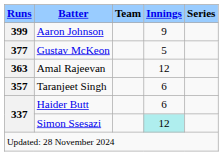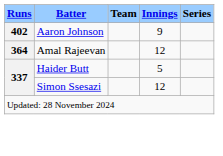(19, 32) 399 -> (19, 32) 402
- row: (73, 50)
(19, 68) 363 -> (19, 50) 364
- row: (72, 87)
(164, 105) 6 -> (160, 68) 5
(164, 123) paleturquoise background -> (160, 87) no background
